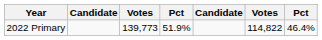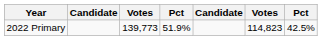(265, 28) 114,822 -> (265, 28) 114,823
(301, 28) 46.4% -> (301, 28) 42.5%
